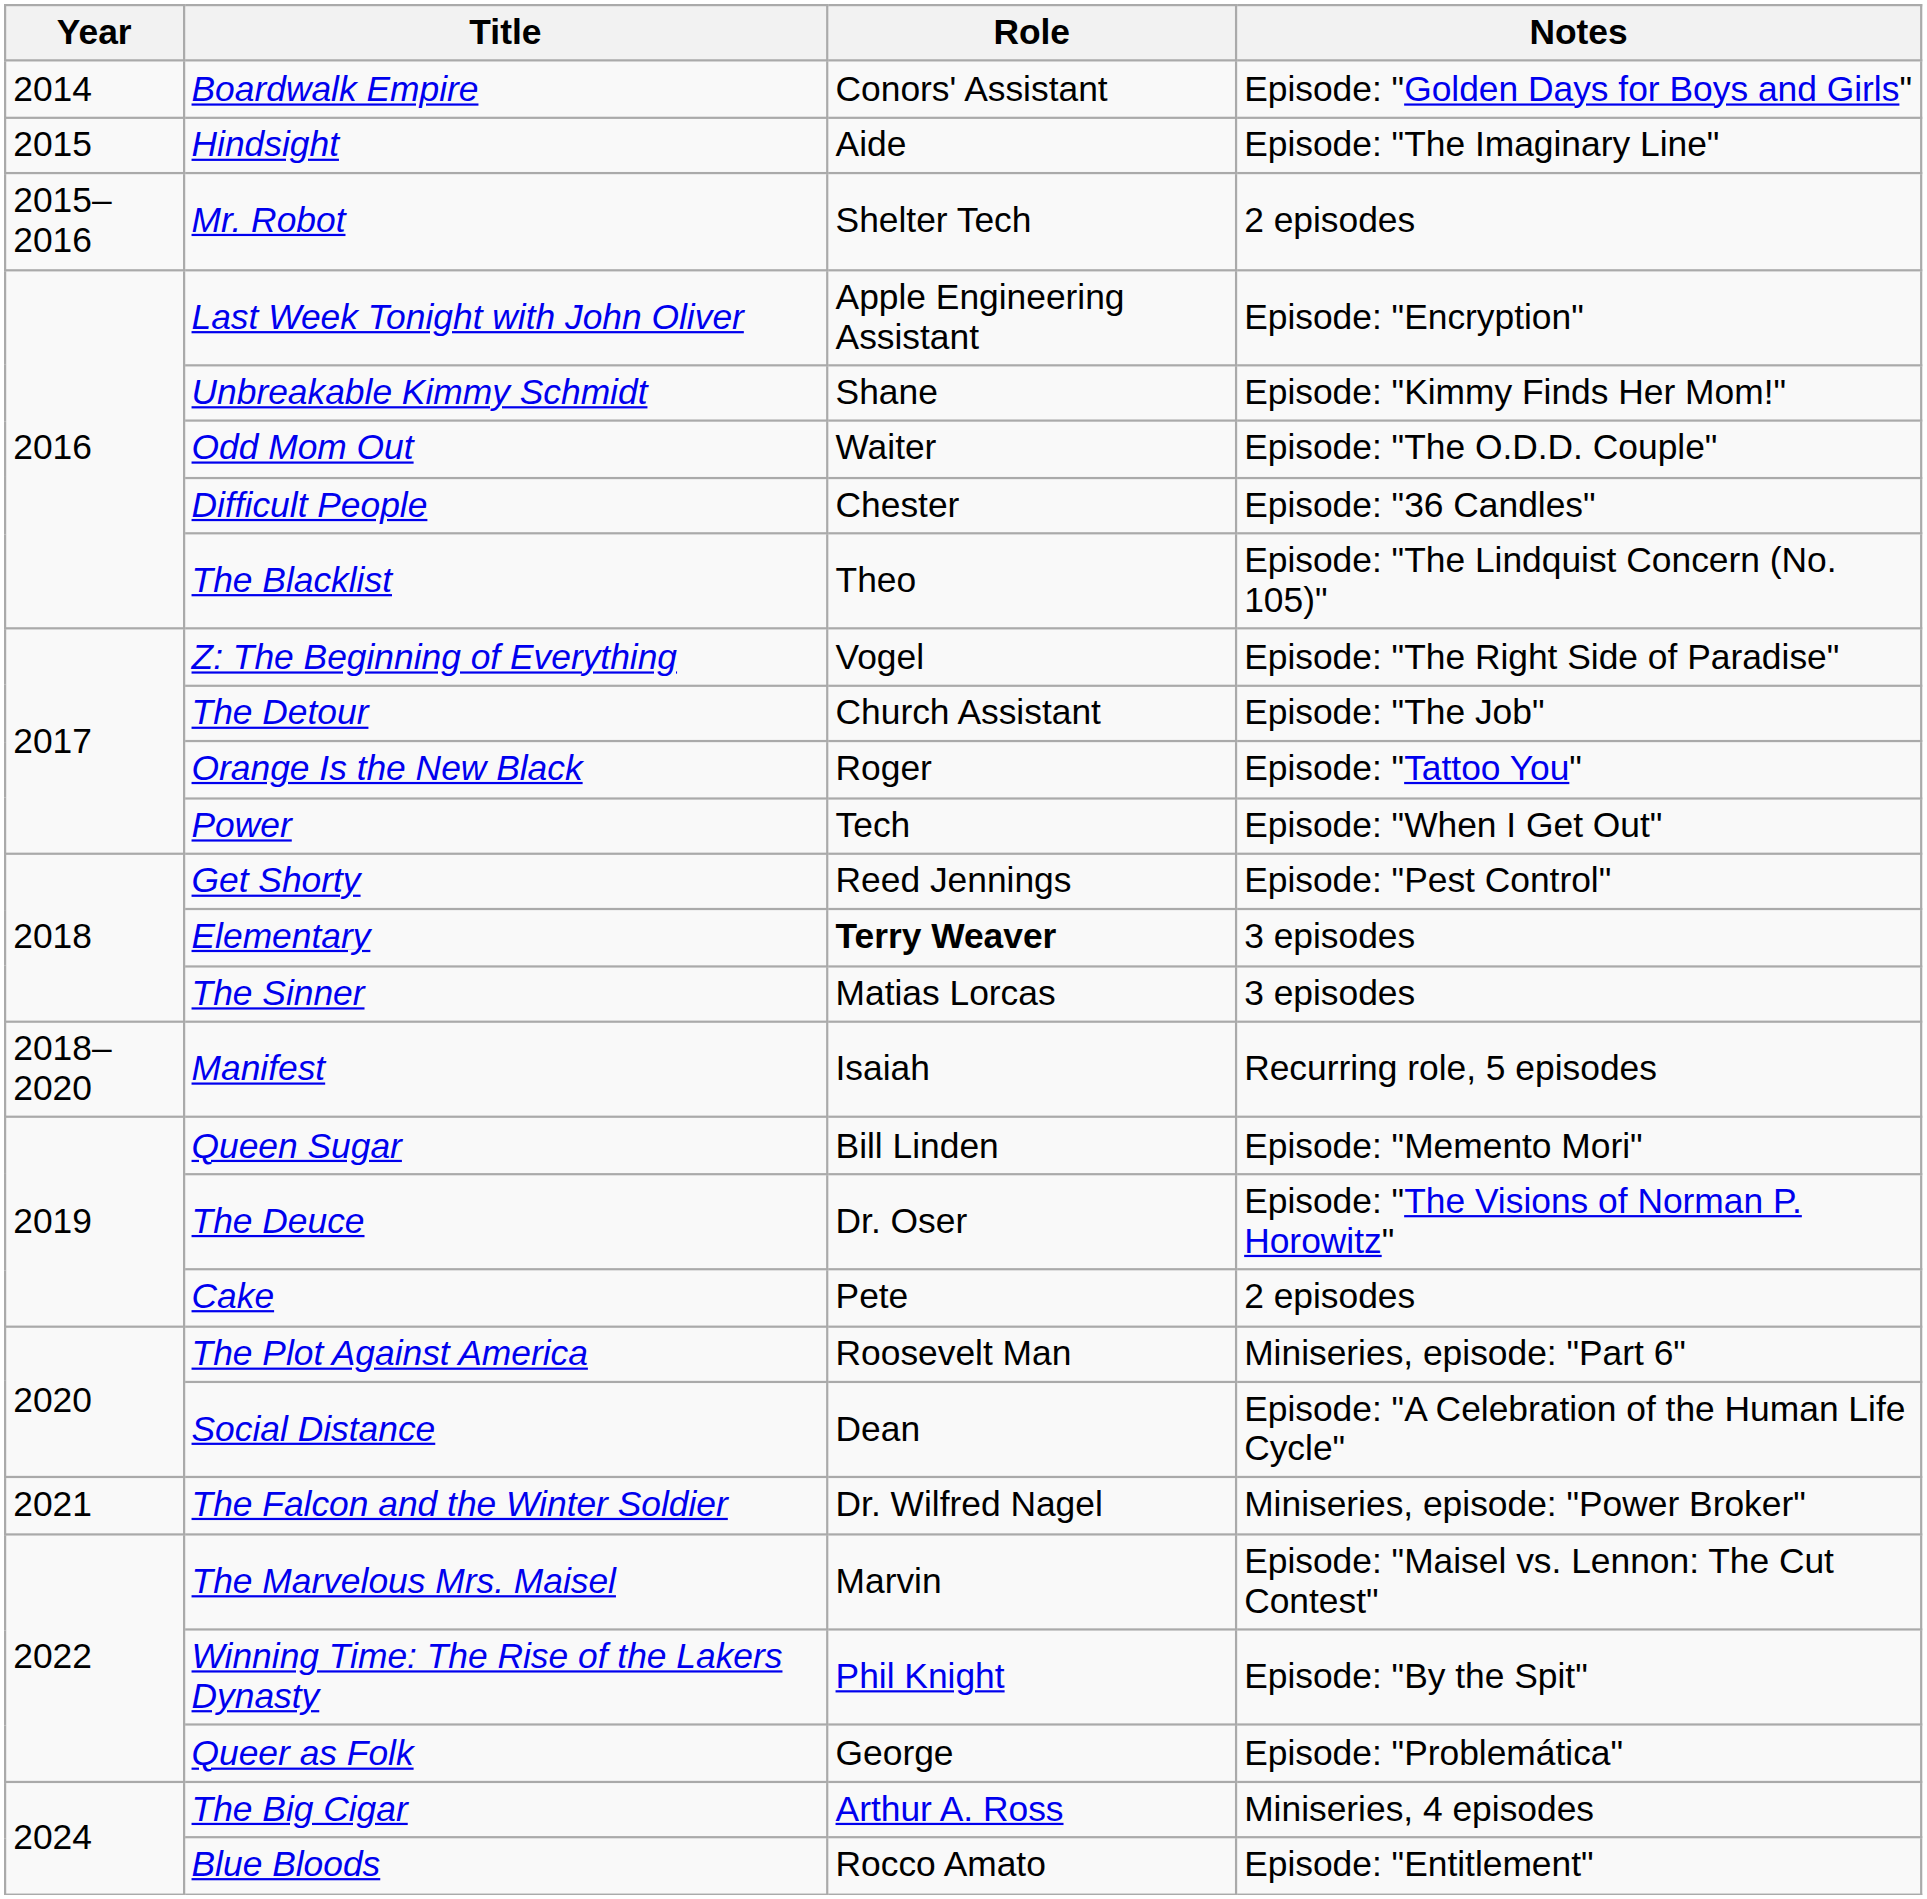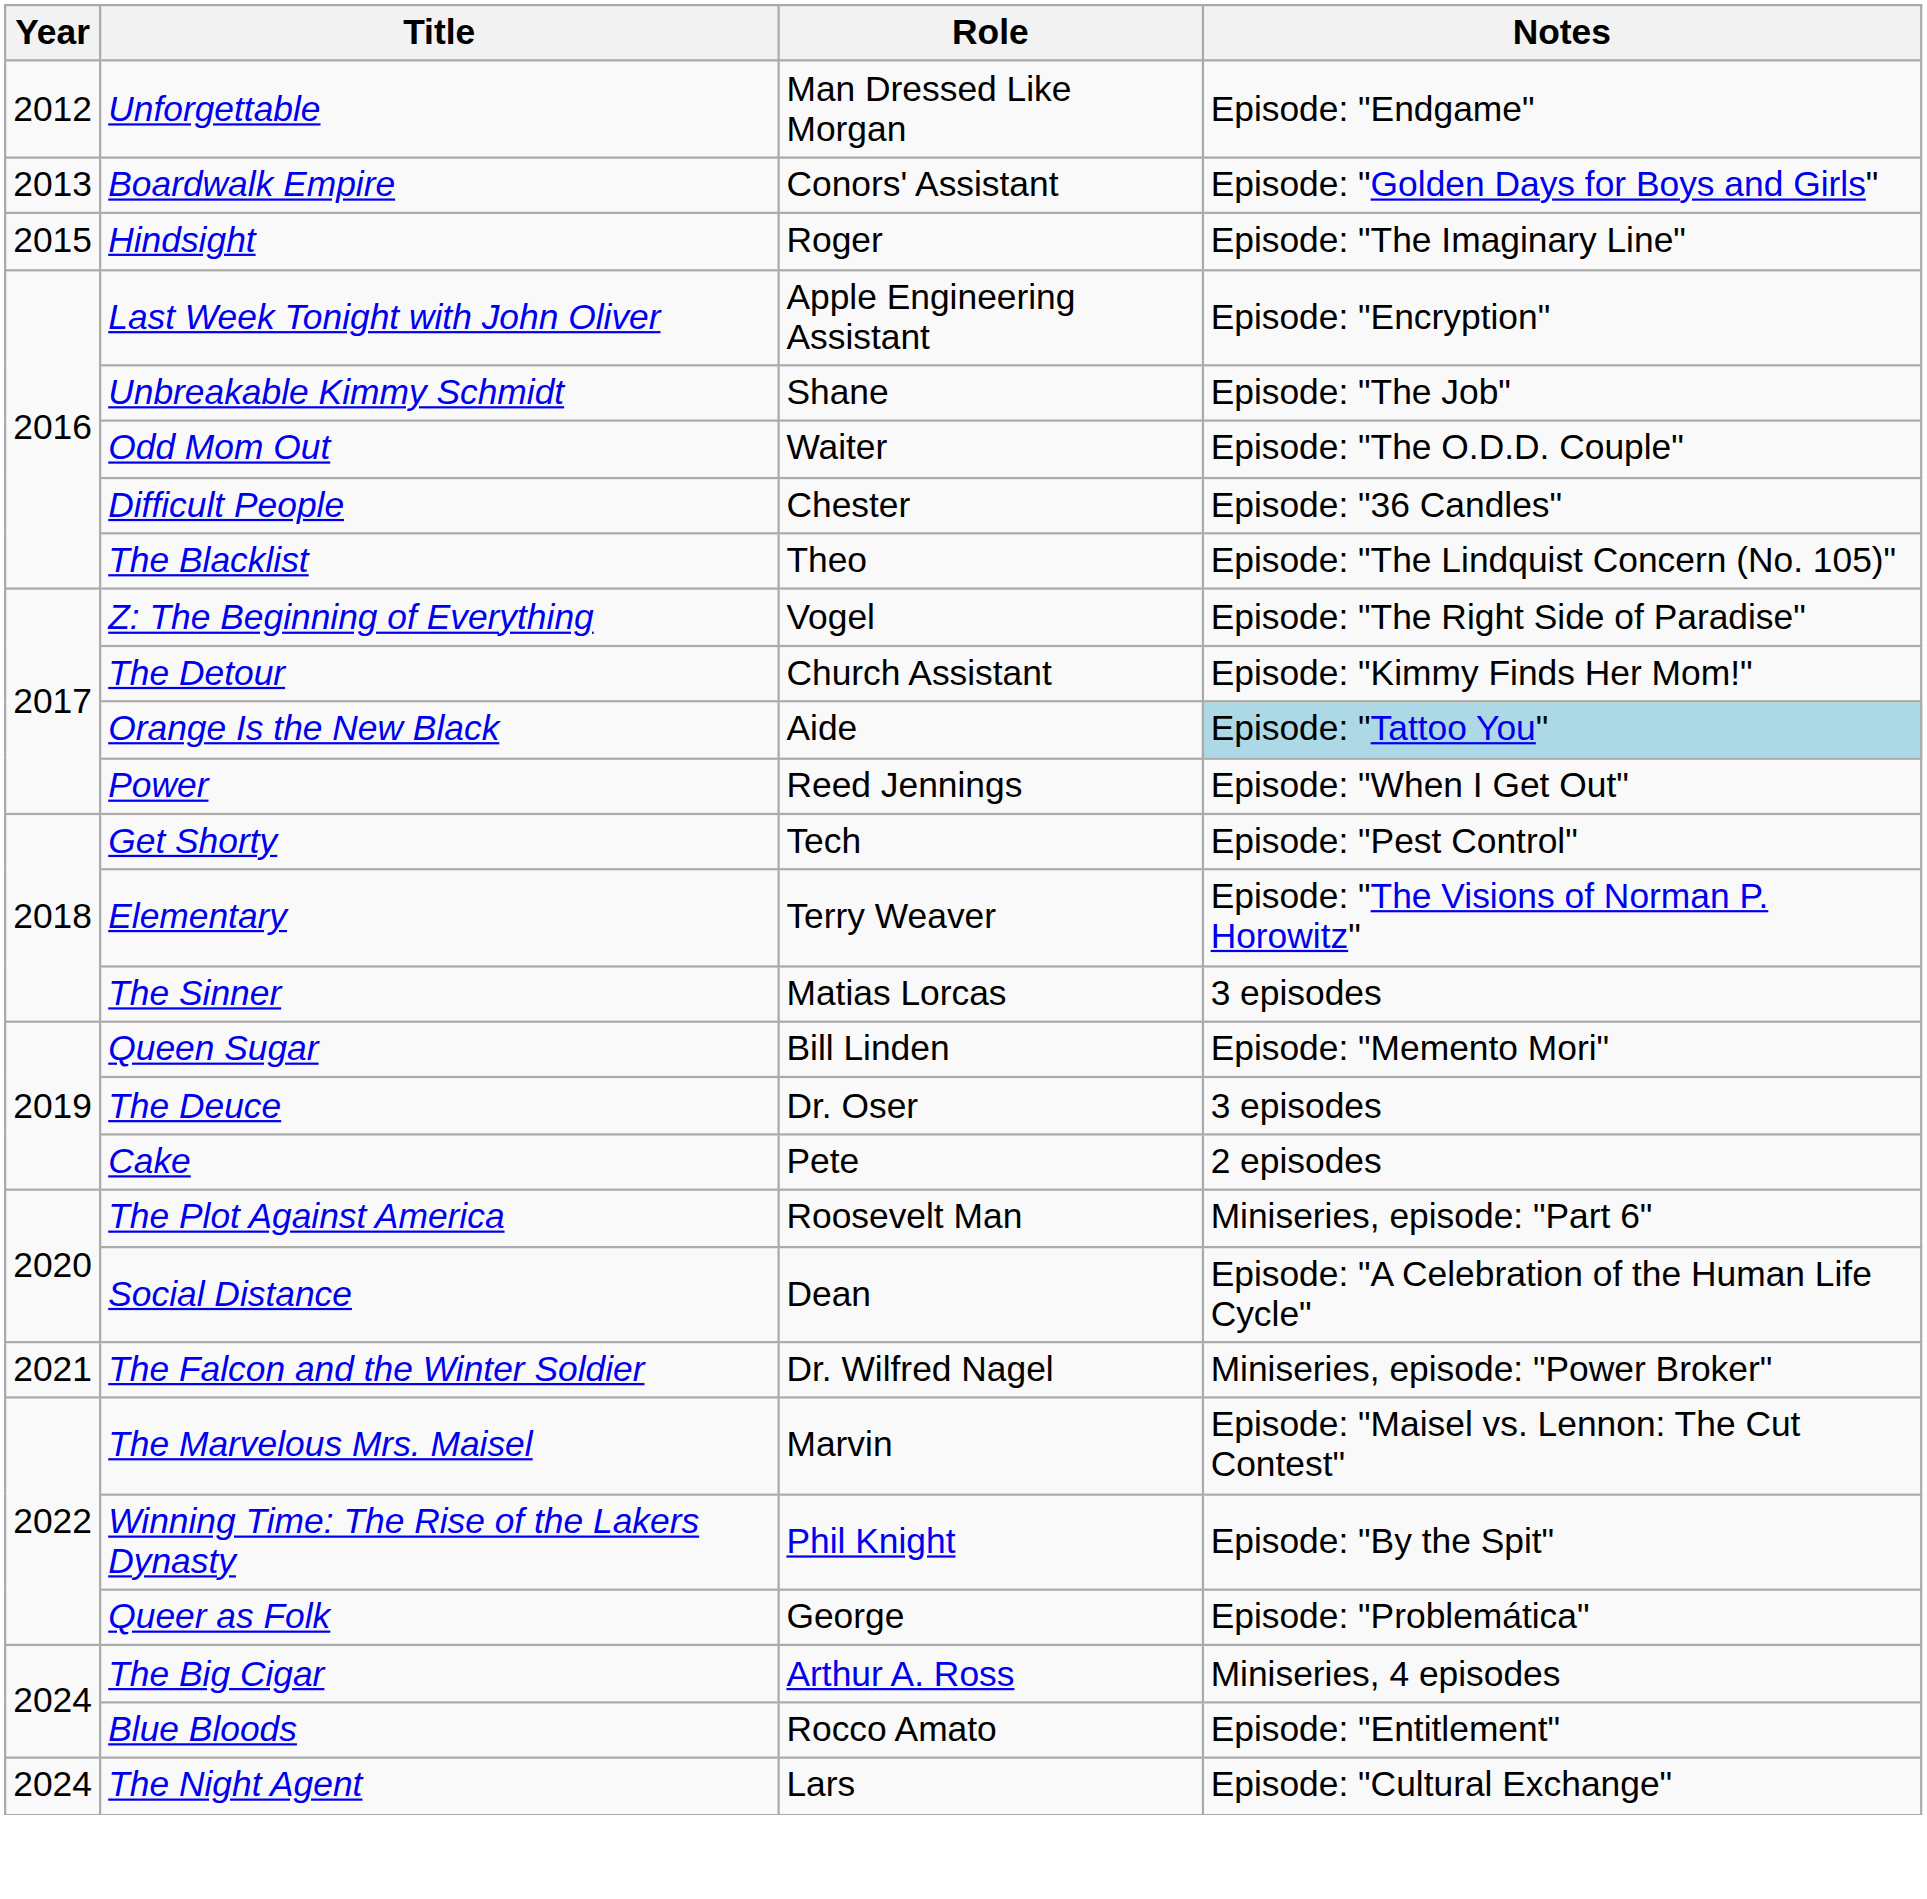+ row: (214, 108)
(53, 88) 2014 -> (53, 184) 2013
(871, 144) Aide -> (835, 240) Roger
- row: (269, 220)
(1515, 392) Episode: "Kimmy Finds Her Mom!" -> (1361, 392) Episode: "The Job"
(1394, 712) Episode: "The Job" -> (1482, 672) Episode: "Kimmy Finds Her Mom!"
(884, 768) Roger -> (822, 728) Aide
(1413, 768) no background -> (1380, 728) lightblue background
(873, 824) Tech -> (904, 785) Reed Jennings
(954, 880) Reed Jennings -> (824, 841) Tech
(946, 936) bold -> (891, 917) normal
(1330, 936) 3 episodes -> (1489, 917) Episode: "The Visions of Norman P. Horowitz"
- row: (258, 1069)
(1523, 1220) Episode: "The Visions of Norman P. Horowitz" -> (1296, 1105) 3 episodes
+ row: (235, 1785)
